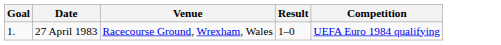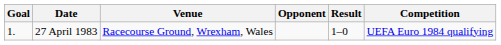+ column: (302, 13)
